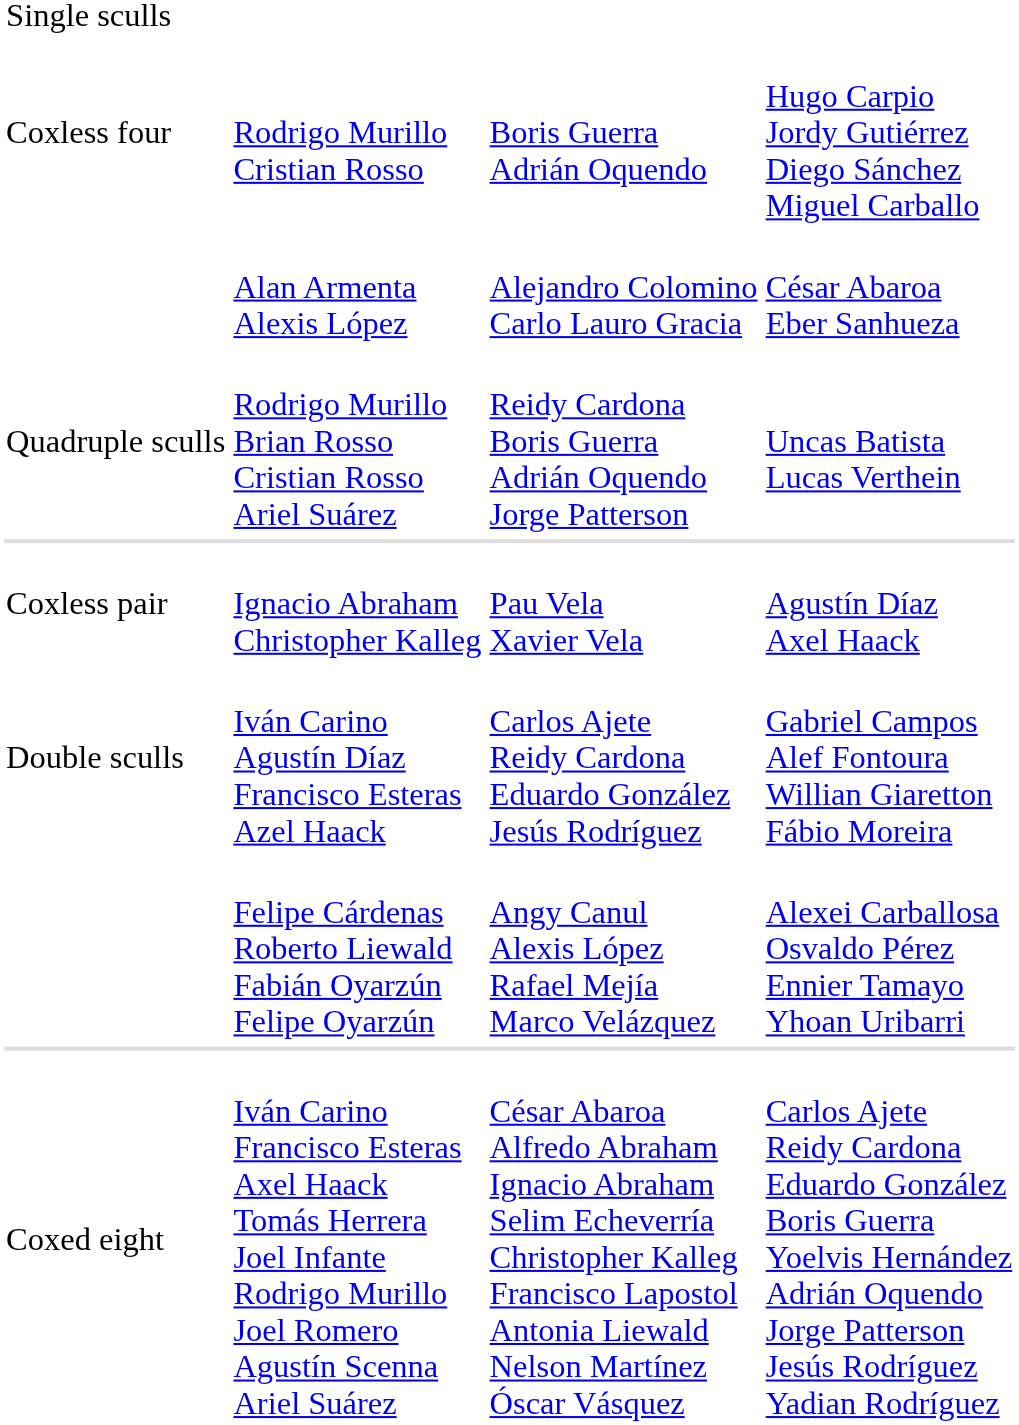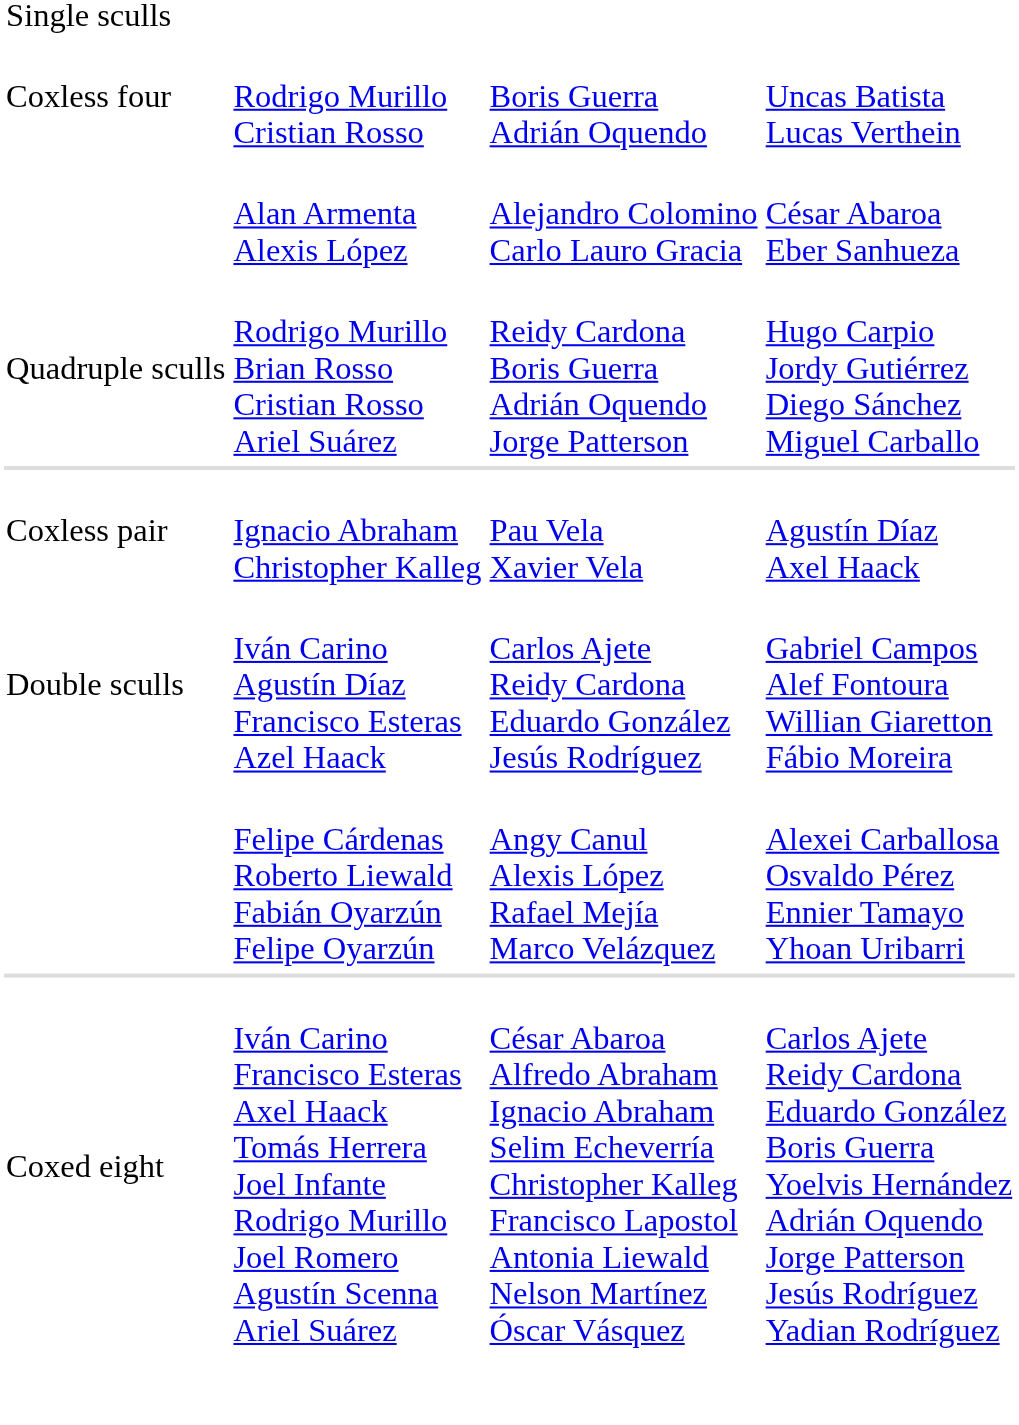(873, 150) Hugo Carpio Jordy Gutiérrez Diego Sánchez Miguel Carballo -> (863, 114) Uncas Batista Lucas Verthein
(863, 459) Uncas Batista Lucas Verthein -> (873, 386) Hugo Carpio Jordy Gutiérrez Diego Sánchez Miguel Carballo
